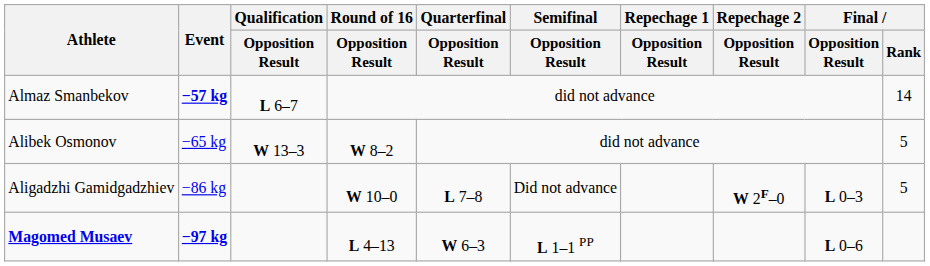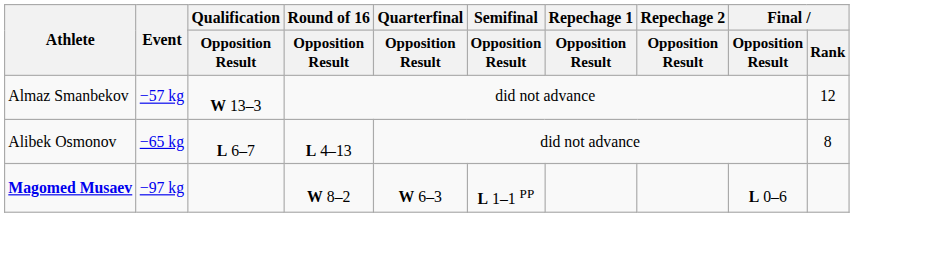(204, 96) bold -> (162, 96) normal
(279, 105) L 6–7 -> (236, 105) W 13–3
(904, 96) 14 -> (828, 96) 12
(279, 150) W 13–3 -> (236, 150) L 6–7
(372, 150) W 8–2 -> (329, 150) L 4–13
(904, 141) 5 -> (828, 141) 8
- row: (91, 187)
(204, 236) bold -> (162, 187) normal
(372, 245) L 4–13 -> (329, 197) W 8–2
